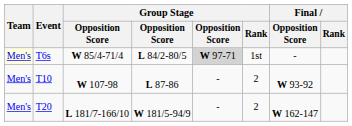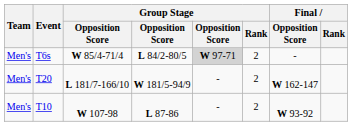(19, 56) lightyellow background -> (19, 56) no background
(256, 56) 1st -> (256, 56) 2
rows swapped: (44, 79) <-> (44, 107)
